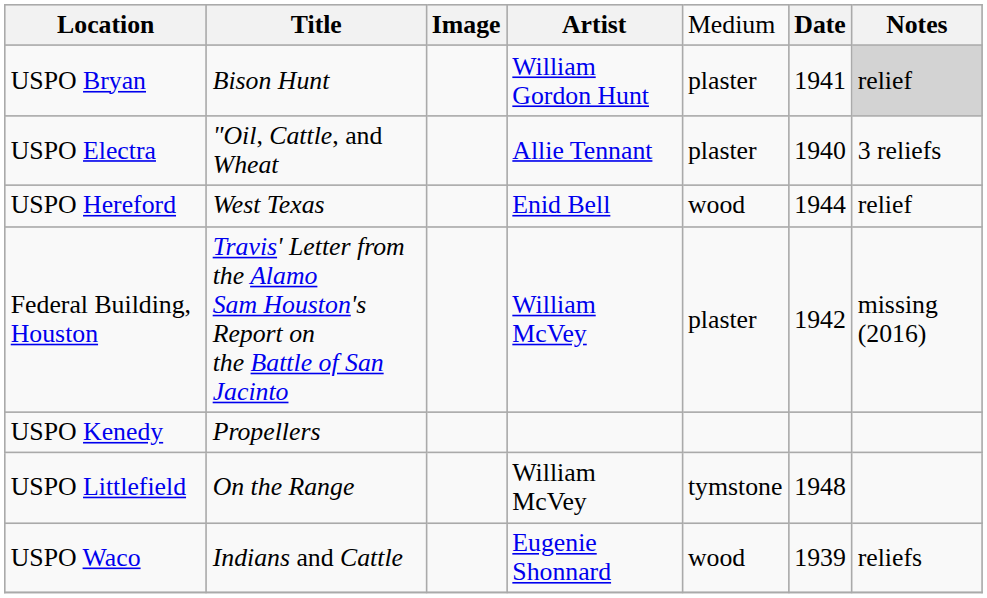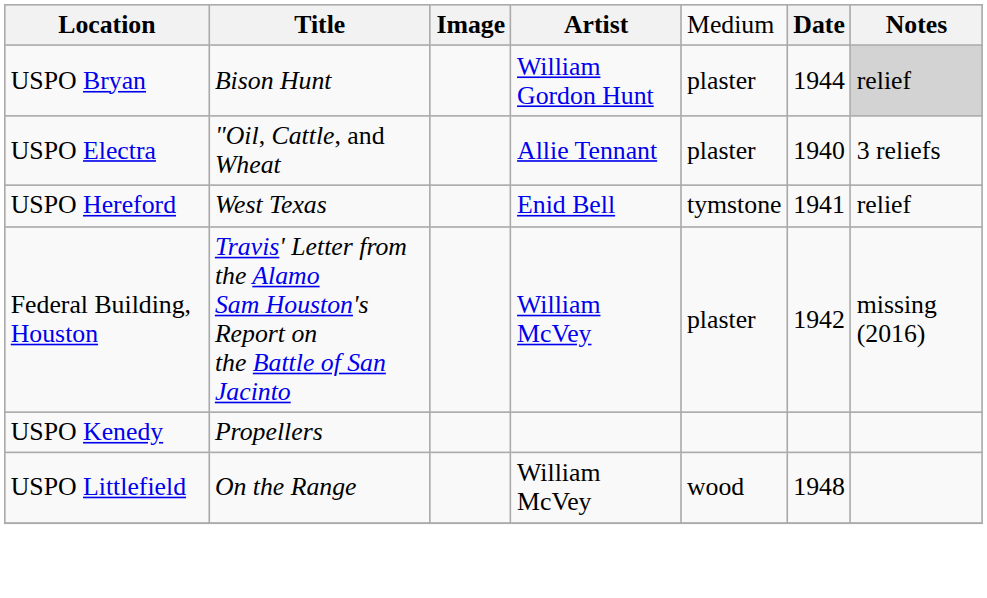(820, 80) 1941 -> (819, 80) 1944
(717, 205) wood -> (734, 205) tymstone
(820, 205) 1944 -> (819, 205) 1941
(735, 487) tymstone -> (716, 487) wood
- row: (76, 557)
